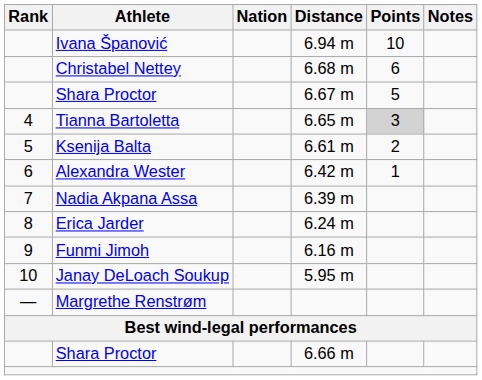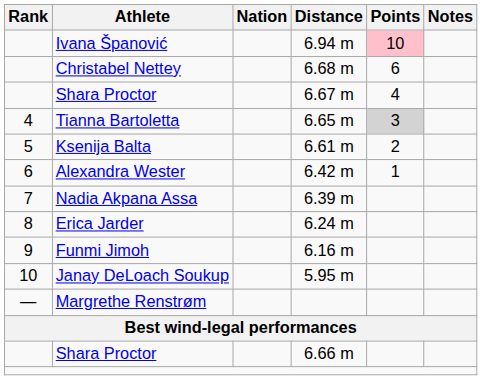(395, 43) no background -> (395, 43) pink background
(395, 95) 5 -> (395, 95) 4
